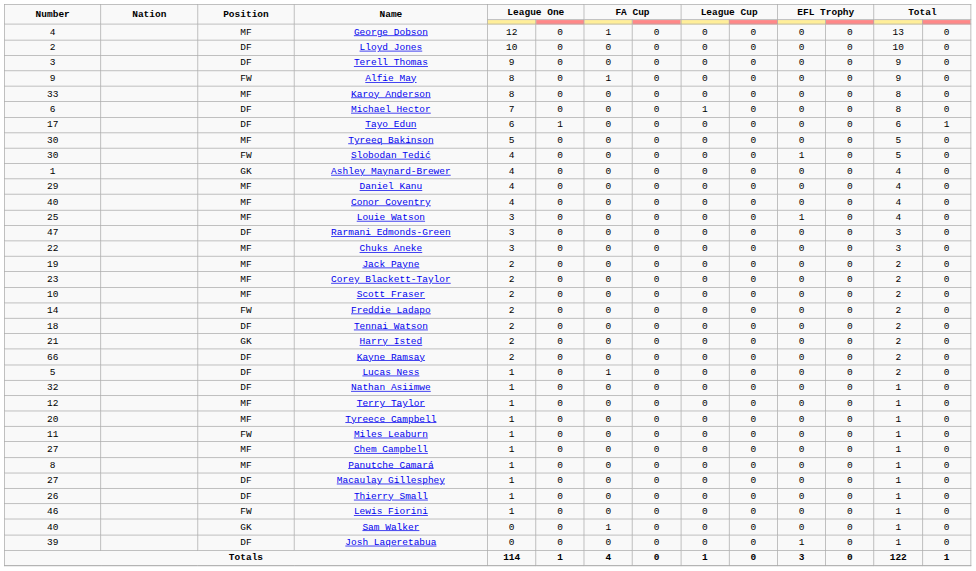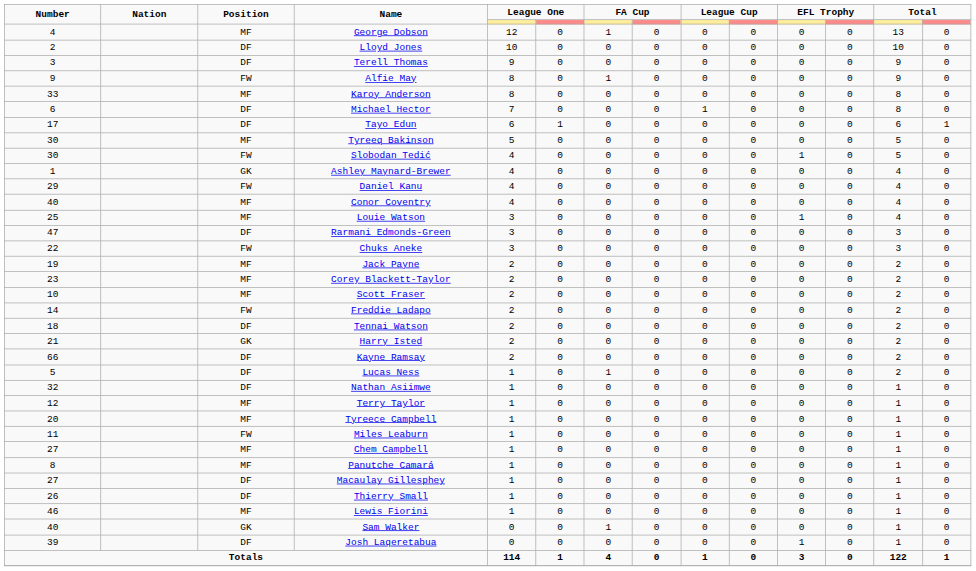(246, 187) MF -> (246, 187) FW
(246, 249) MF -> (246, 249) FW
(246, 512) FW -> (246, 512) MF
